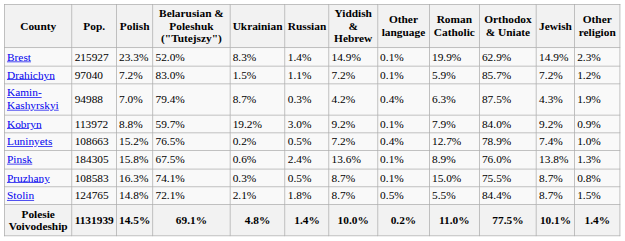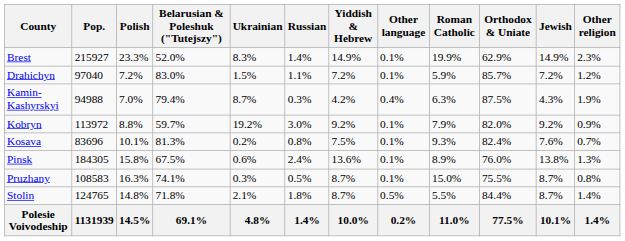(497, 123) 84.0% -> (497, 123) 82.0%
+ row: (24, 141)
- row: (30, 141)
(170, 195) 72.1% -> (170, 195) 71.8%
(589, 195) 1.5% -> (589, 195) 1.4%
